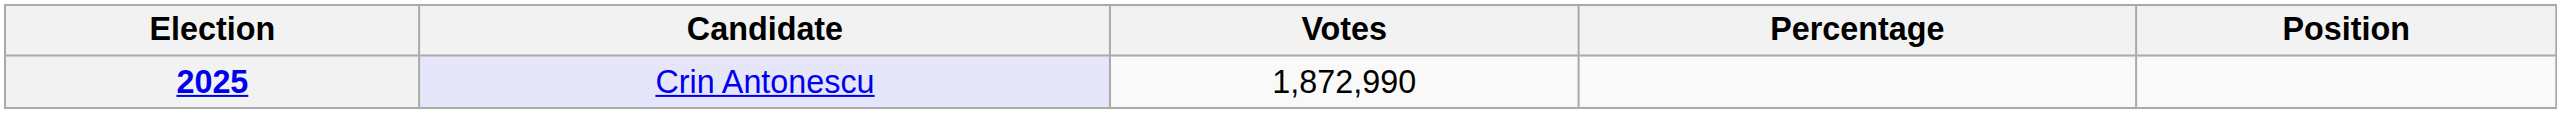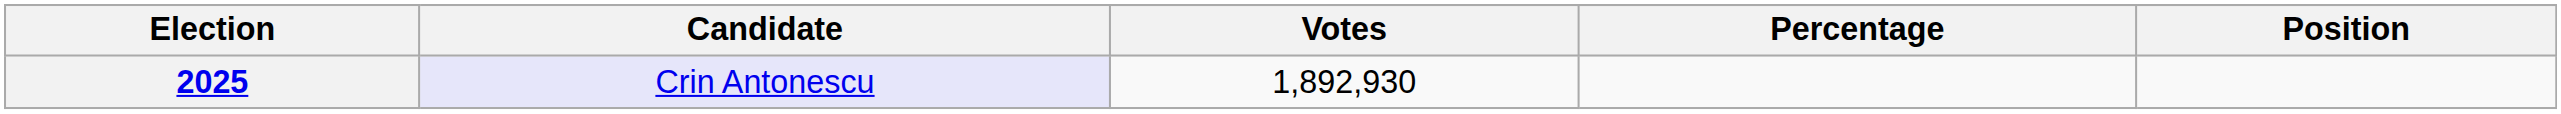(1344, 81) 1,872,990 -> (1344, 81) 1,892,930
